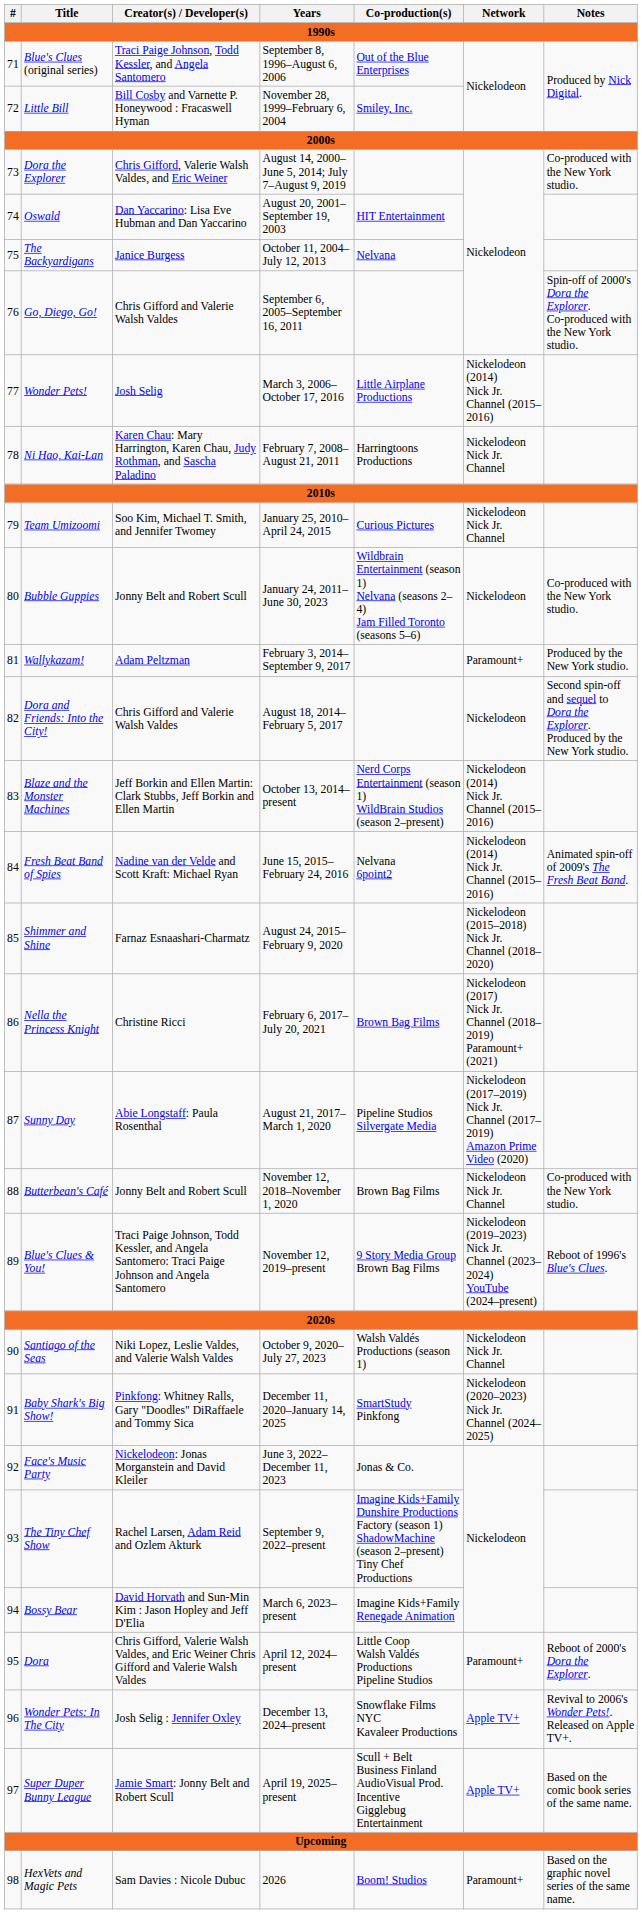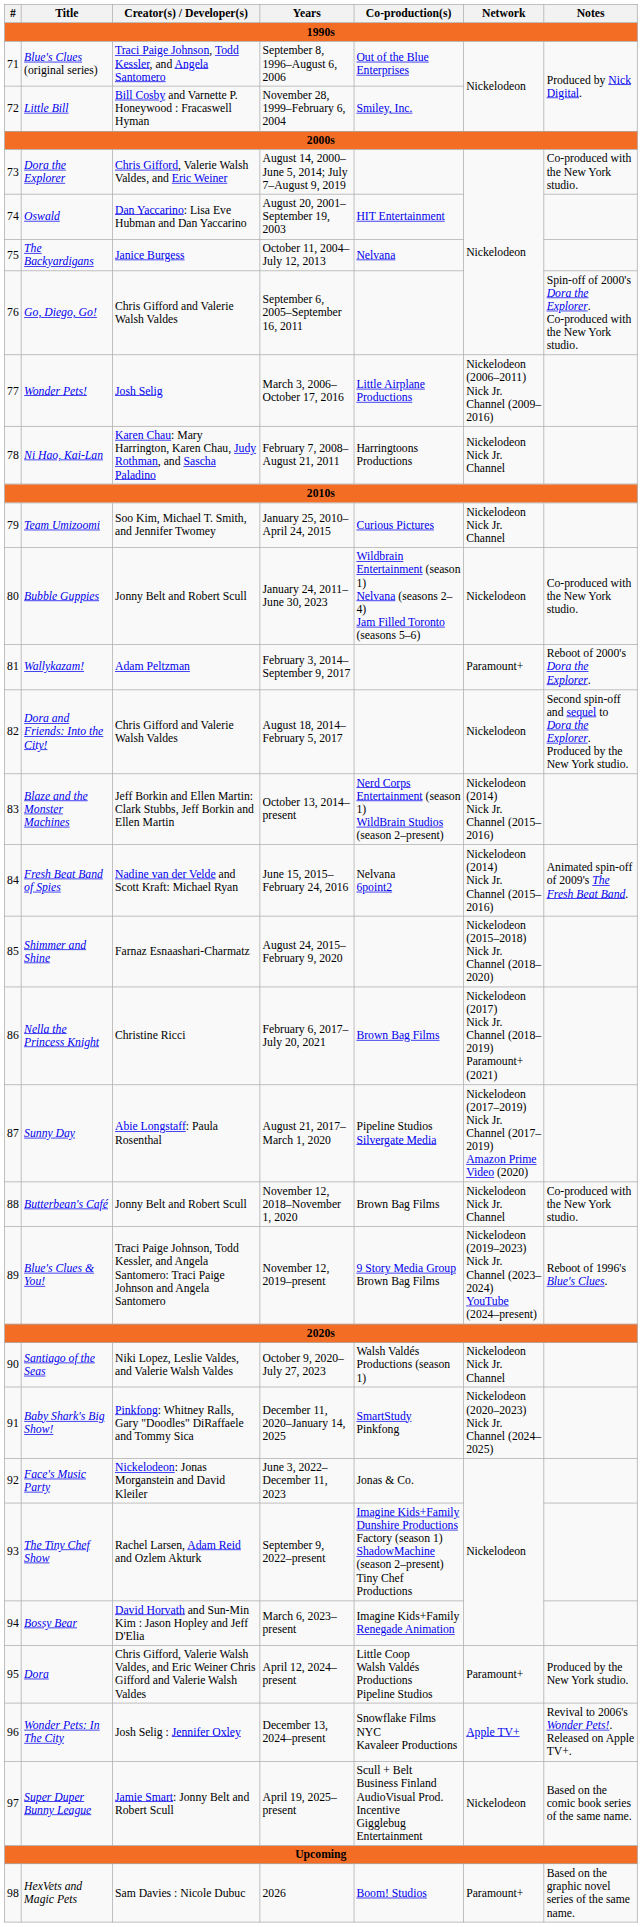(504, 390) Nickelodeon (2014) Nick Jr. Channel (2015–2016) -> (504, 390) Nickelodeon (2006–2011) Nick Jr. Channel (2009–2016)
(588, 660) Produced by the New York studio. -> (586, 667) Reboot of 2000's Dora the Explorer.
(586, 1661) Reboot of 2000's Dora the Explorer. -> (588, 1674) Produced by the New York studio.
(493, 1790) Apple TV+ -> (496, 1803) Nickelodeon
